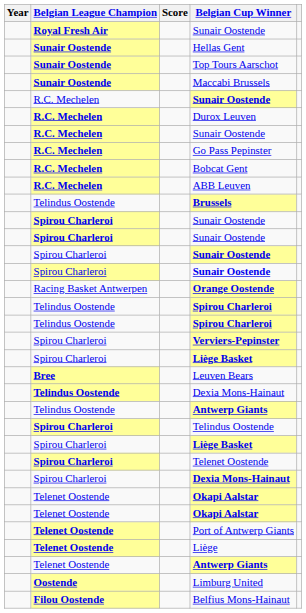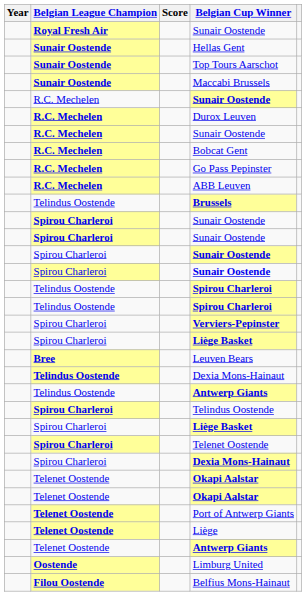rows swapped: (68, 168) <-> (68, 151)
- row: (90, 289)
